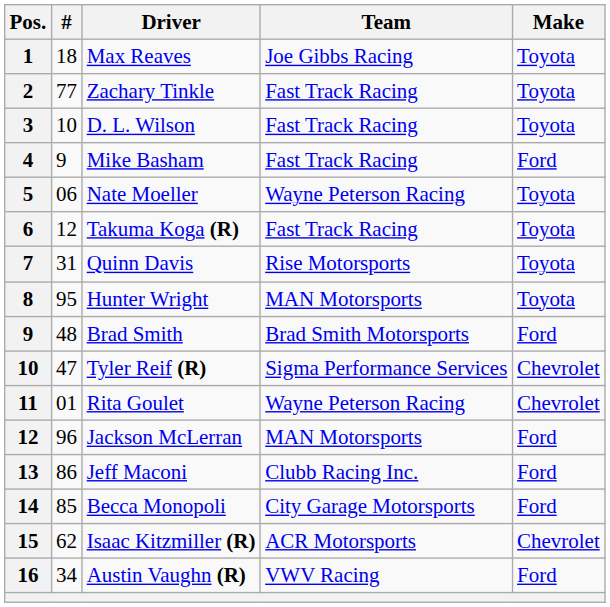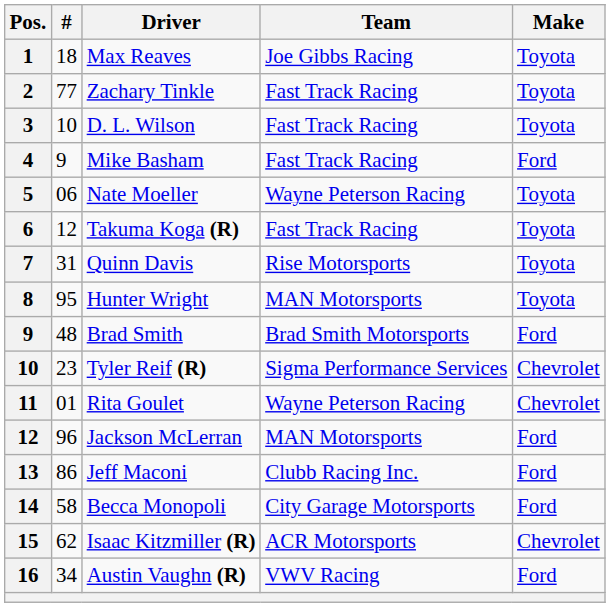(66, 367) 47 -> (66, 367) 23
(66, 506) 85 -> (66, 506) 58
